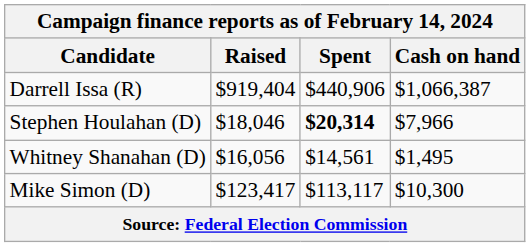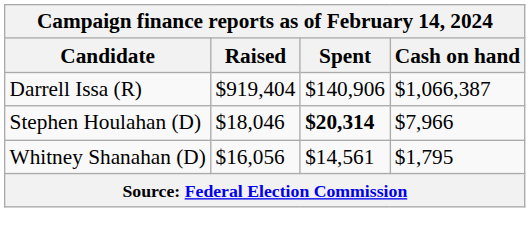(345, 88) $440,906 -> (345, 88) $140,906
(424, 156) $1,495 -> (424, 156) $1,795
- row: (80, 190)
